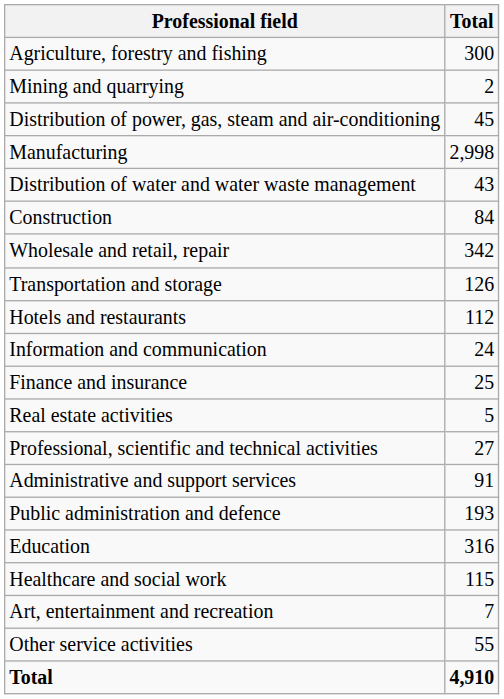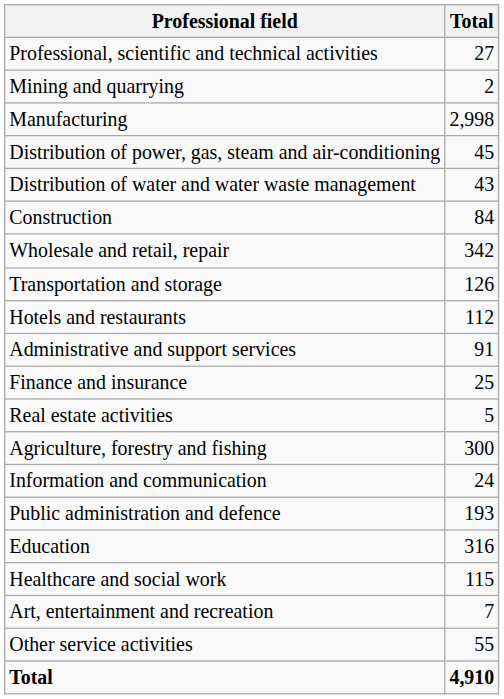rows swapped: (138, 53) <-> (194, 447)
rows swapped: (68, 152) <-> (225, 119)
rows swapped: (138, 349) <-> (153, 480)
